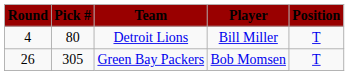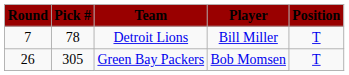(28, 37) 4 -> (28, 37) 7
(73, 37) 80 -> (73, 37) 78
